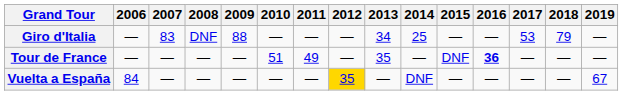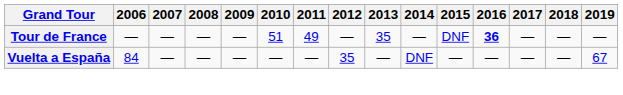- row: (59, 36)
(347, 79) gold background -> (347, 57) no background
